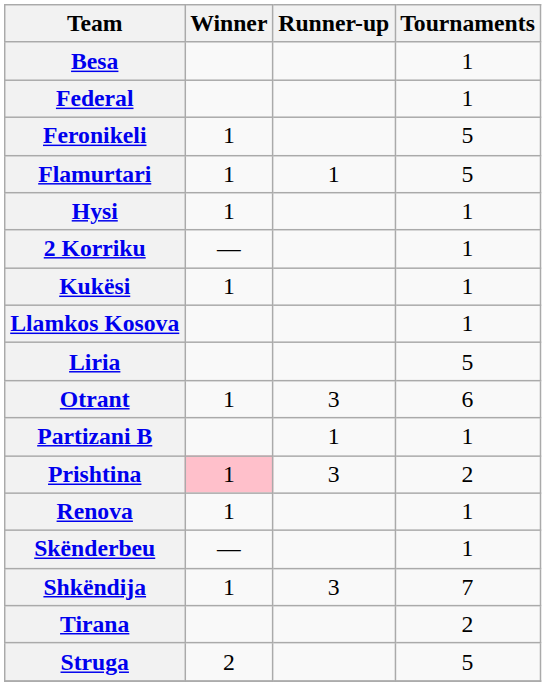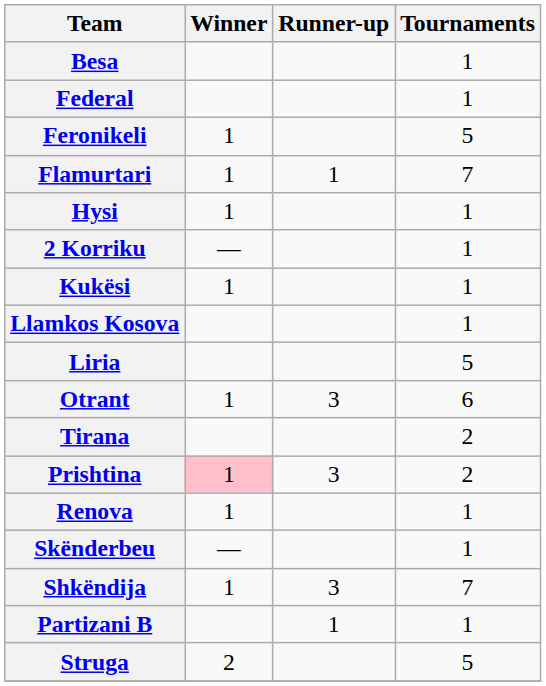(468, 173) 5 -> (468, 173) 7
rows swapped: (95, 436) <-> (95, 624)
